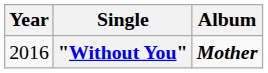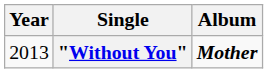(29, 51) 2016 -> (29, 51) 2013
